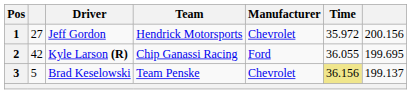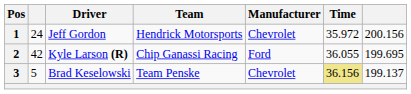(37, 34) 27 -> (37, 34) 24
